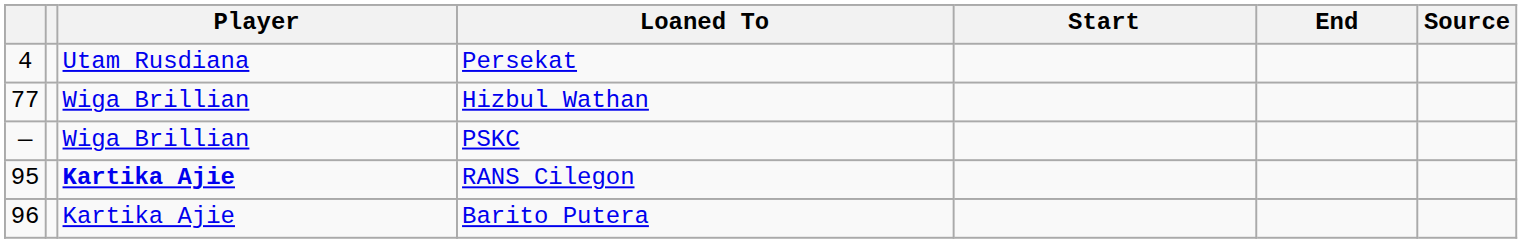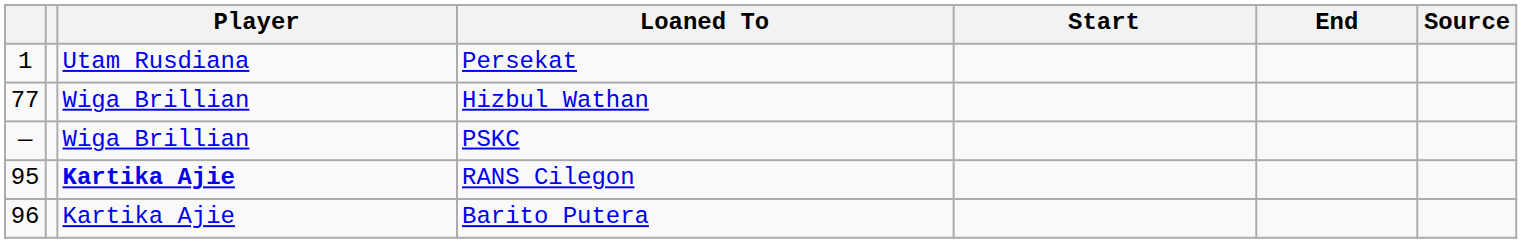(25, 63) 4 -> (25, 63) 1
